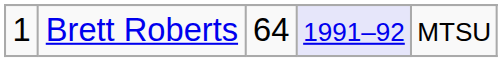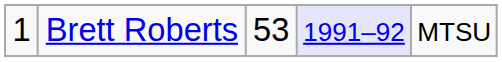(271, 30) 64 -> (271, 30) 53
